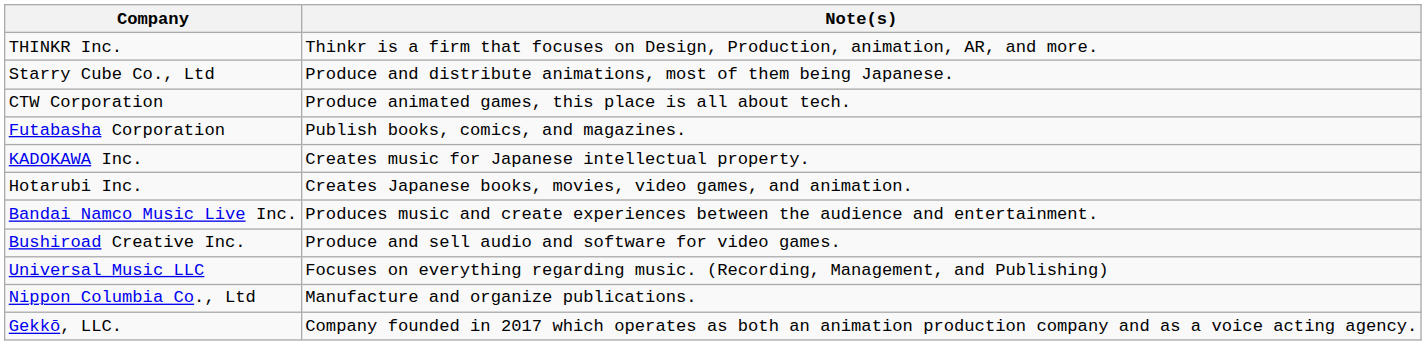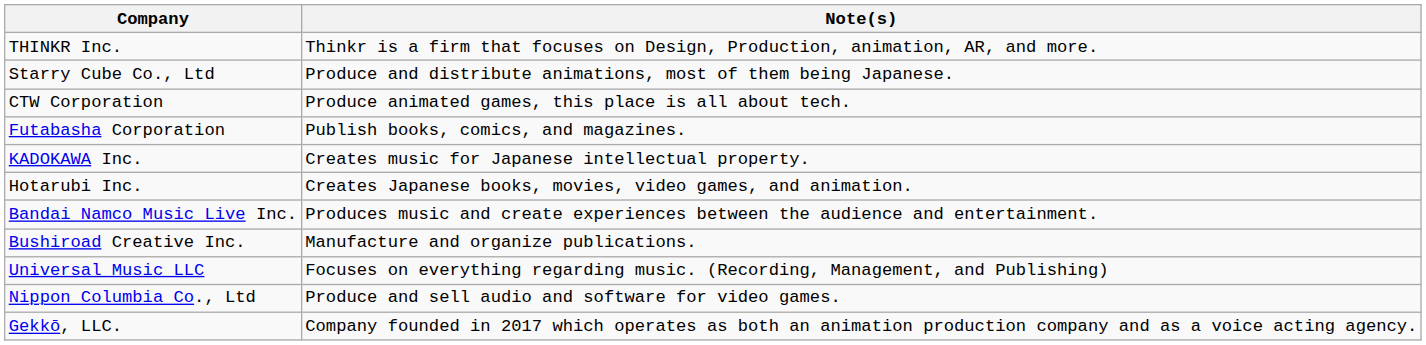(573, 242) Produce and sell audio and software for video games. -> (501, 242) Manufacture and organize publications.
(501, 298) Manufacture and organize publications. -> (573, 298) Produce and sell audio and software for video games.
